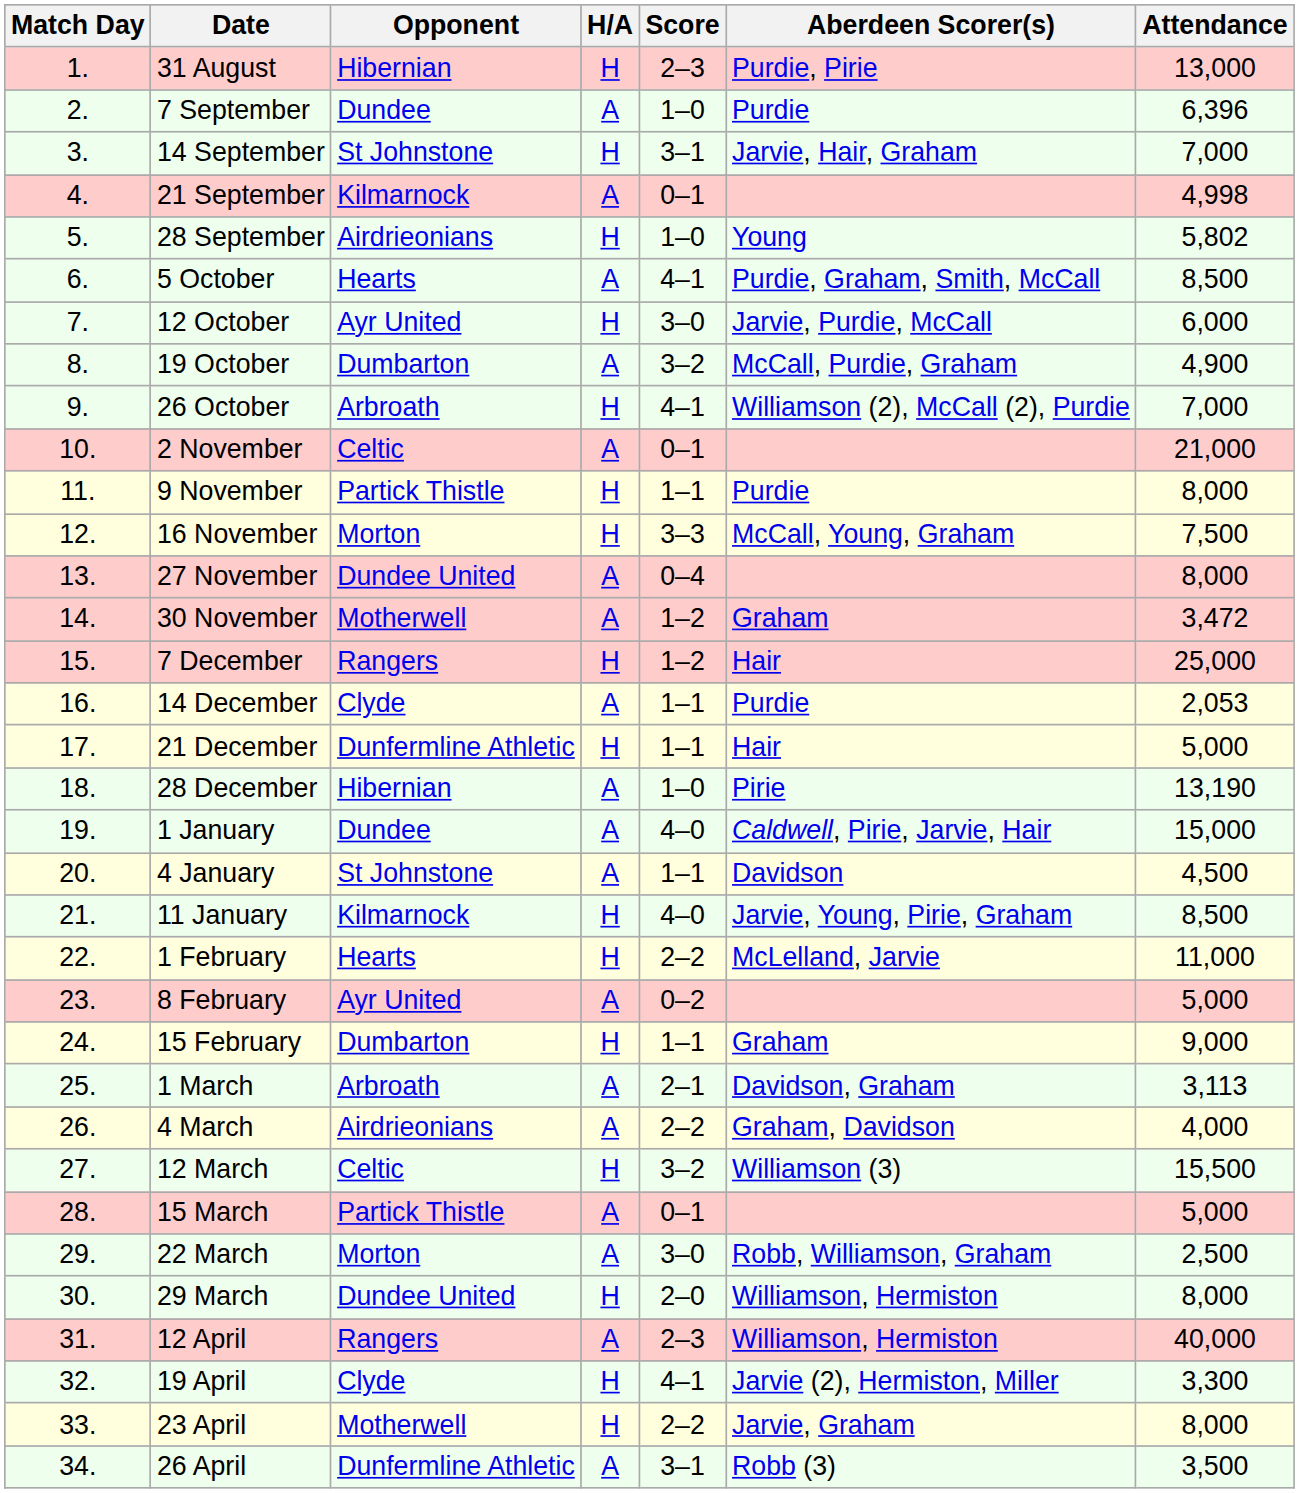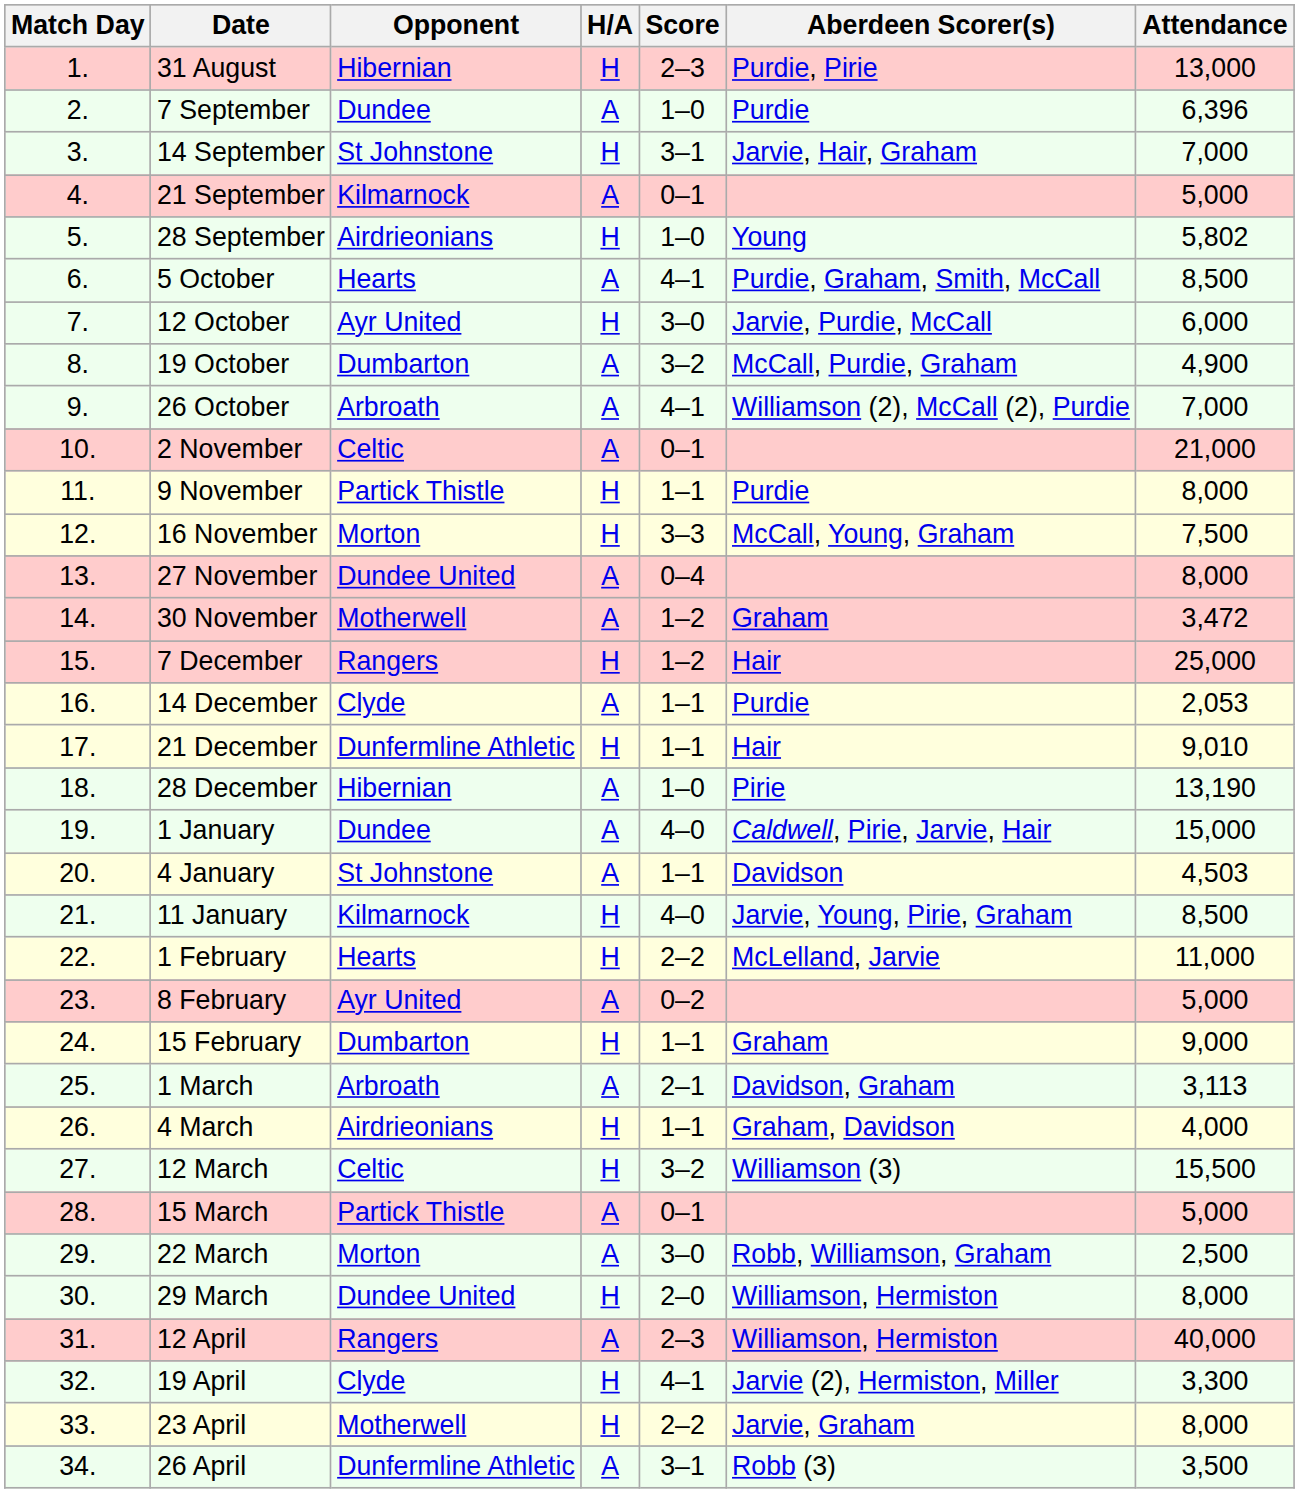(1215, 195) 4,998 -> (1215, 195) 5,000
(610, 407) H -> (610, 407) A
(1215, 746) 5,000 -> (1215, 746) 9,010
(1215, 873) 4,500 -> (1215, 873) 4,503
(610, 1127) A -> (610, 1127) H
(683, 1127) 2–2 -> (683, 1127) 1–1
